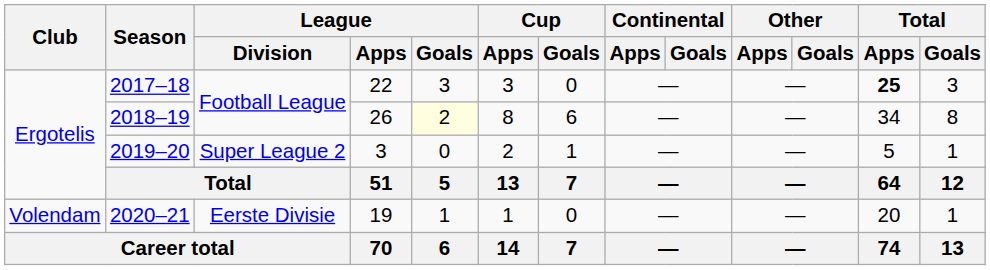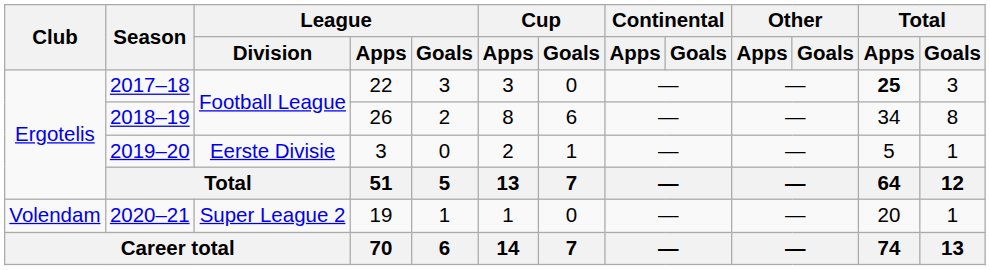(445, 118) lightyellow background -> (445, 118) no background
(273, 150) Super League 2 -> (273, 150) Eerste Divisie
(273, 215) Eerste Divisie -> (273, 215) Super League 2
